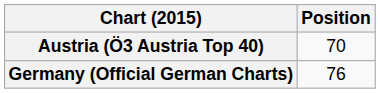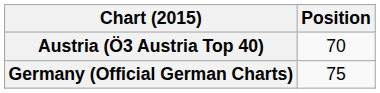(336, 74) 76 -> (336, 74) 75
